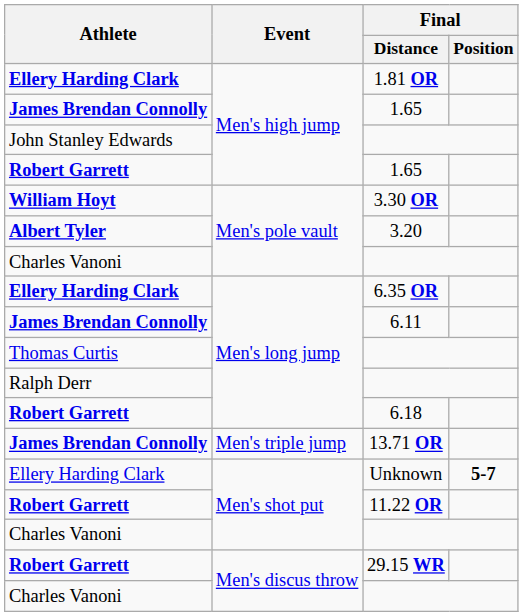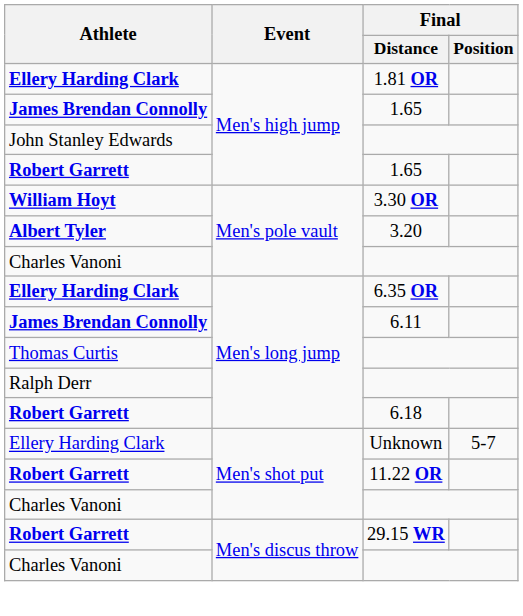- row: (108, 444)
(483, 474) bold -> (483, 444) normal
